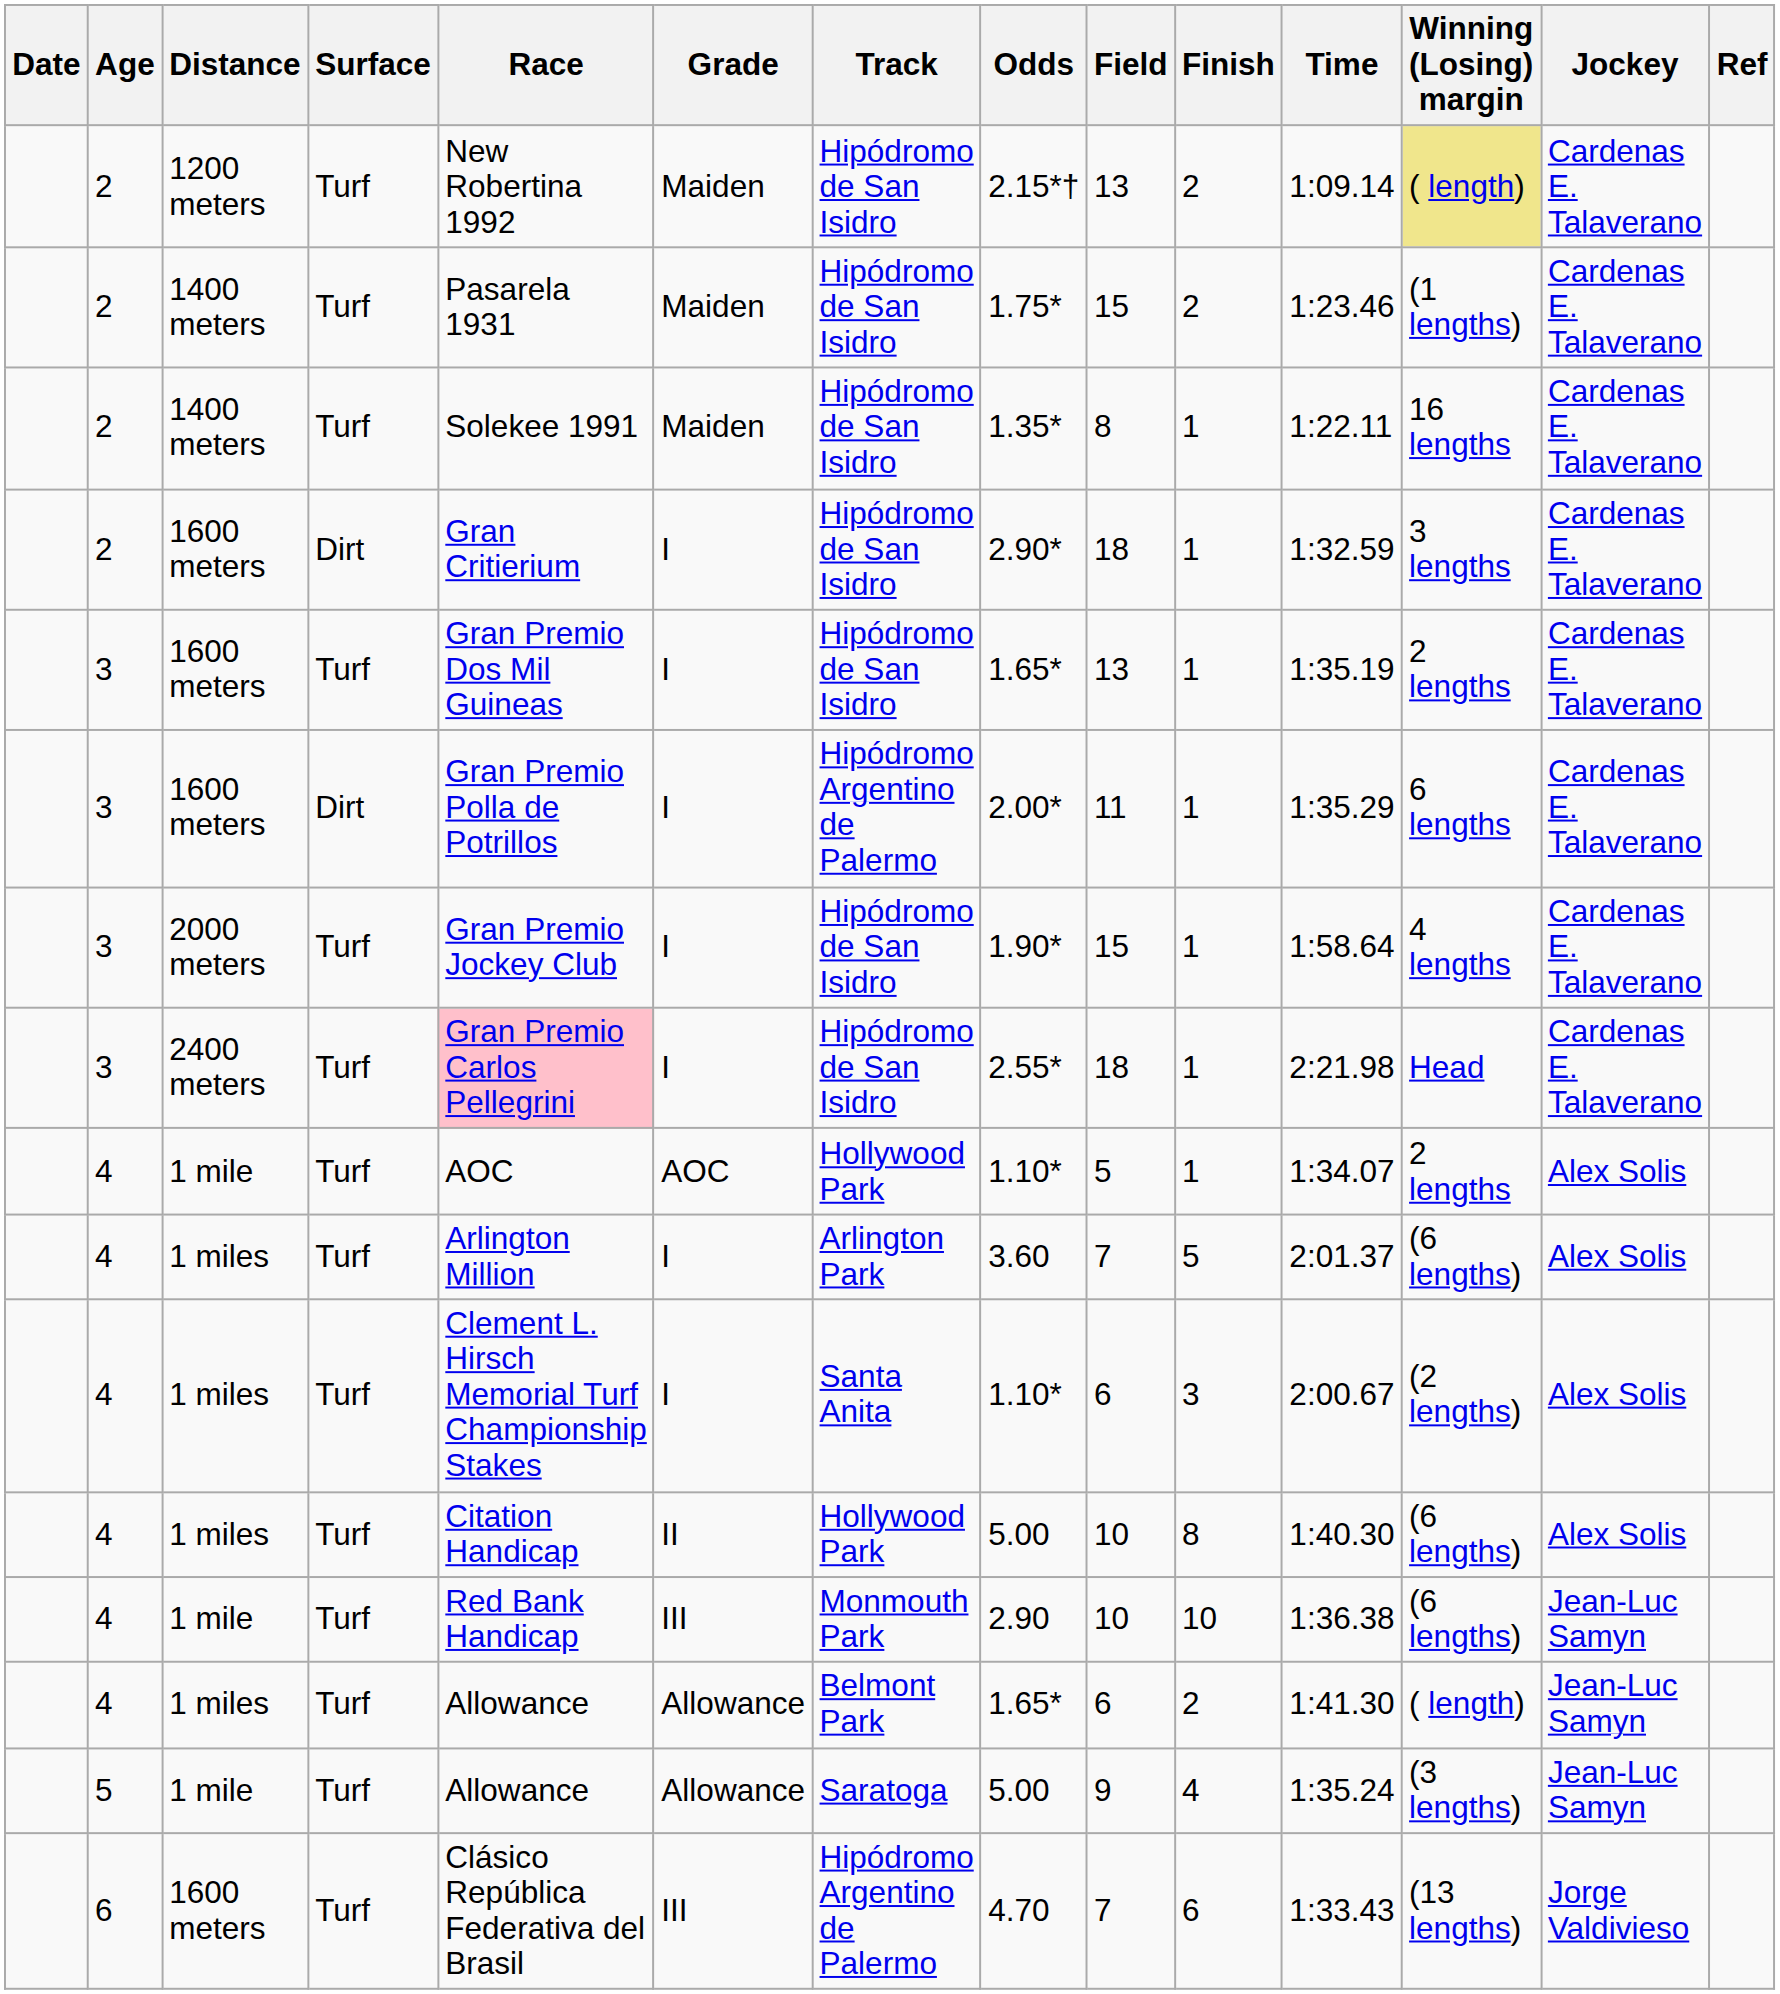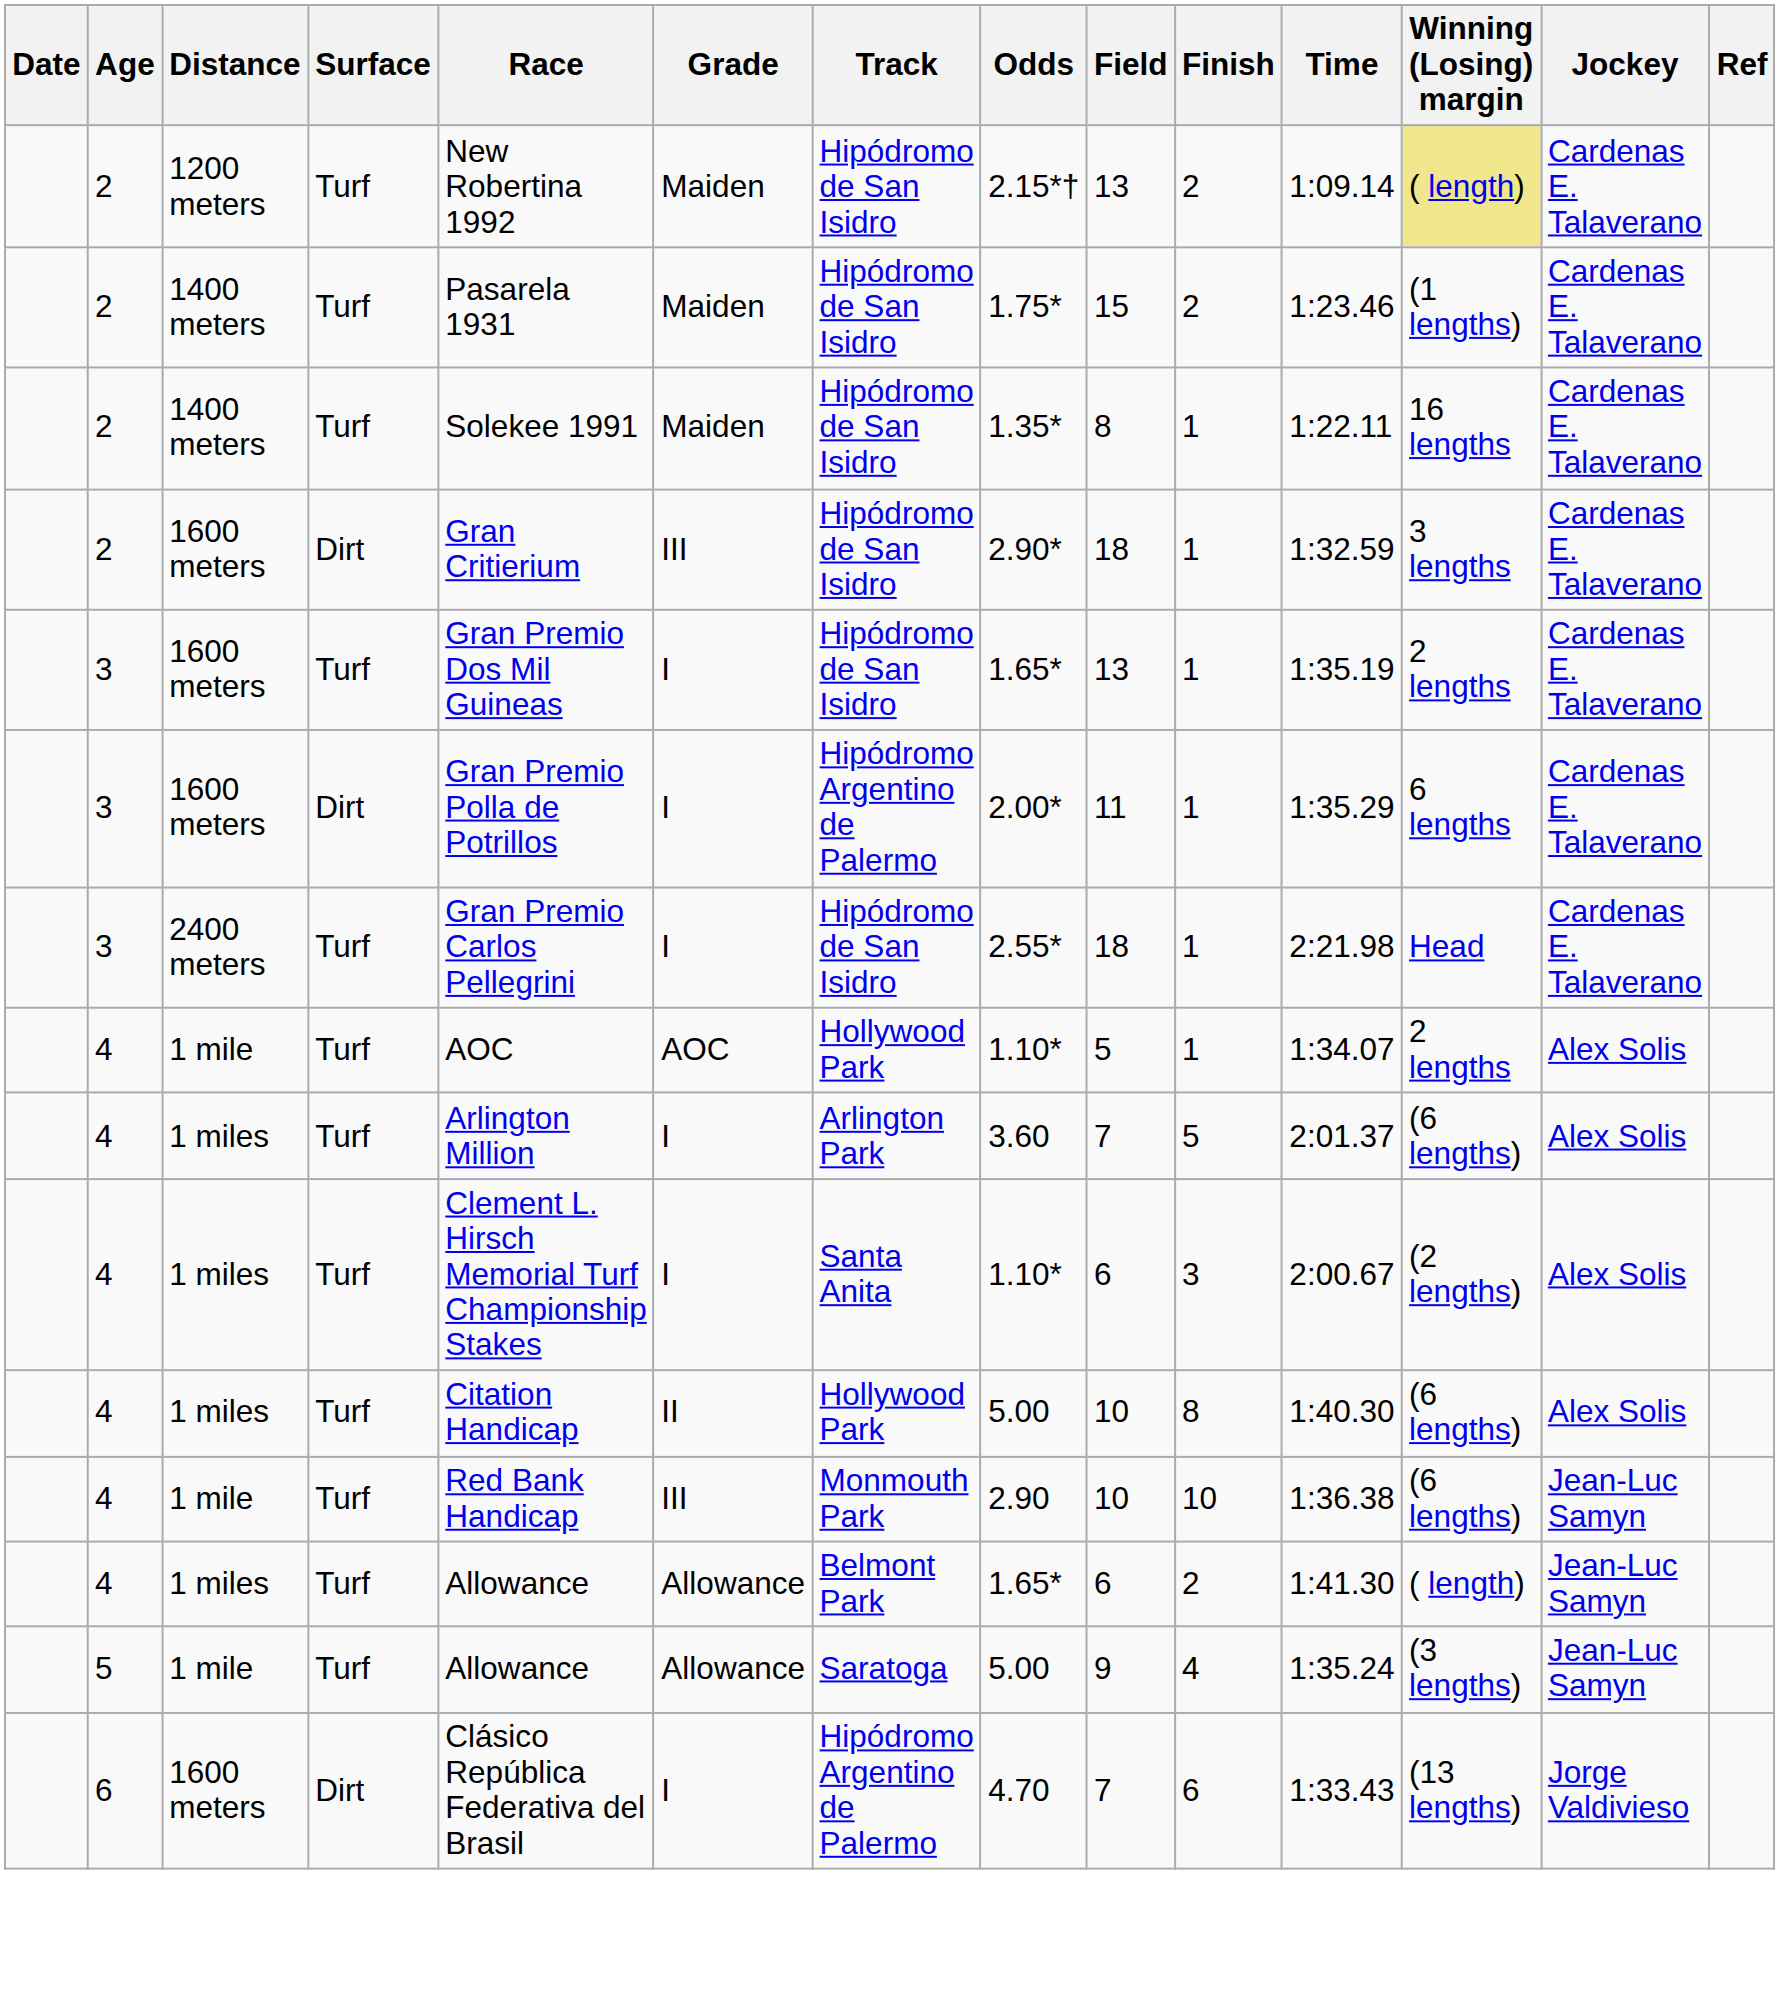(666, 548) I -> (674, 548) III
- row: (104, 946)
(535, 1067) pink background -> (535, 946) no background
(343, 1910) Turf -> (340, 1789) Dirt
(674, 1910) III -> (666, 1789) I
